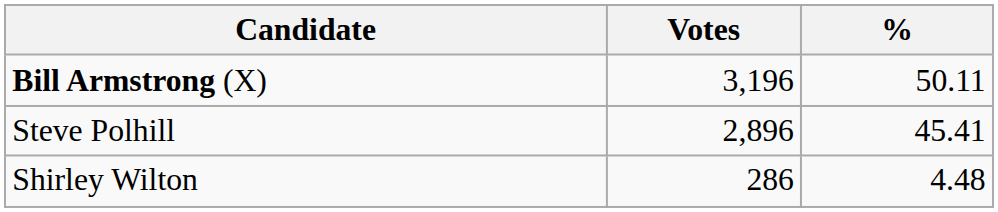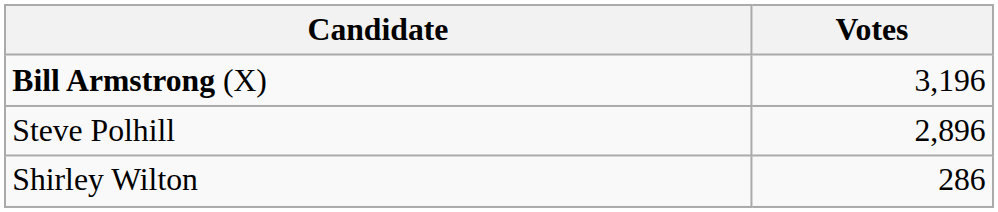- column: (897, 29)
